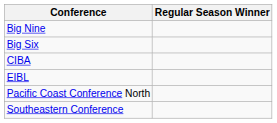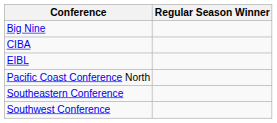- row: (23, 45)
+ row: (58, 110)
